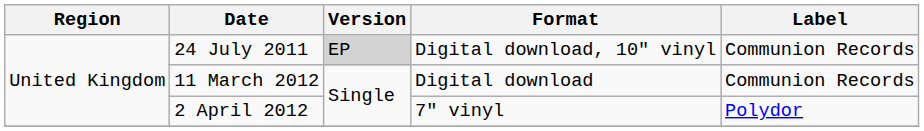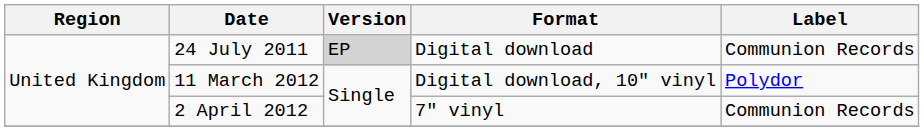(566, 50) Digital download, 10" vinyl -> (504, 50) Digital download
(504, 80) Digital download -> (566, 80) Digital download, 10" vinyl
(820, 80) Communion Records -> (764, 80) Polydor
(764, 111) Polydor -> (820, 111) Communion Records
